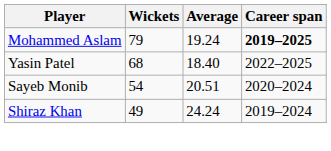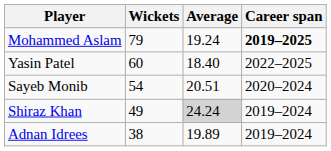(136, 63) 68 -> (136, 63) 60
(203, 110) no background -> (203, 110) lightgrey background
+ row: (48, 134)
